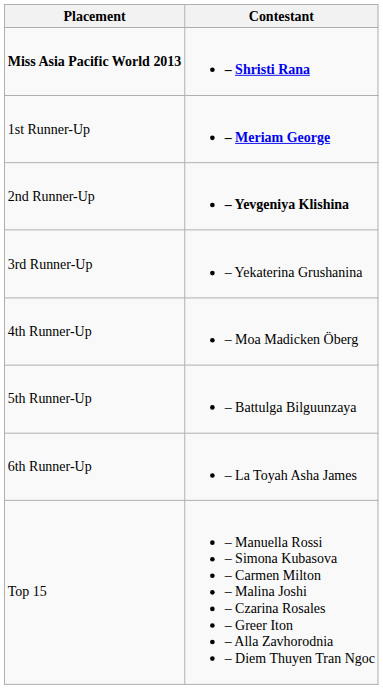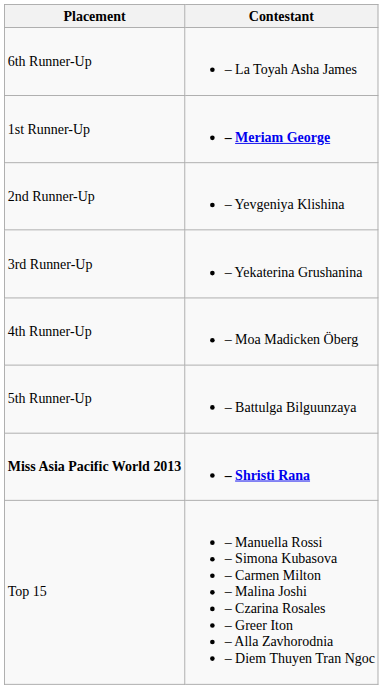rows swapped: (95, 61) <-> (50, 466)
(281, 205) bold -> (281, 205) normal
